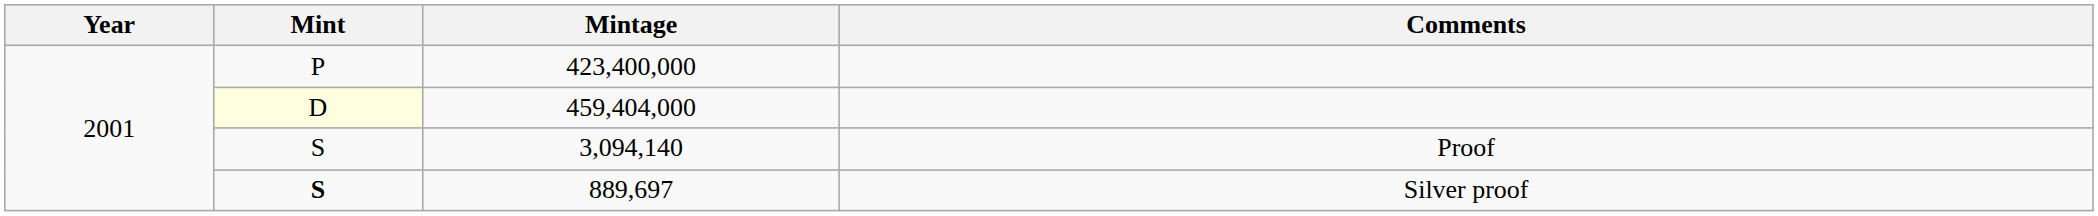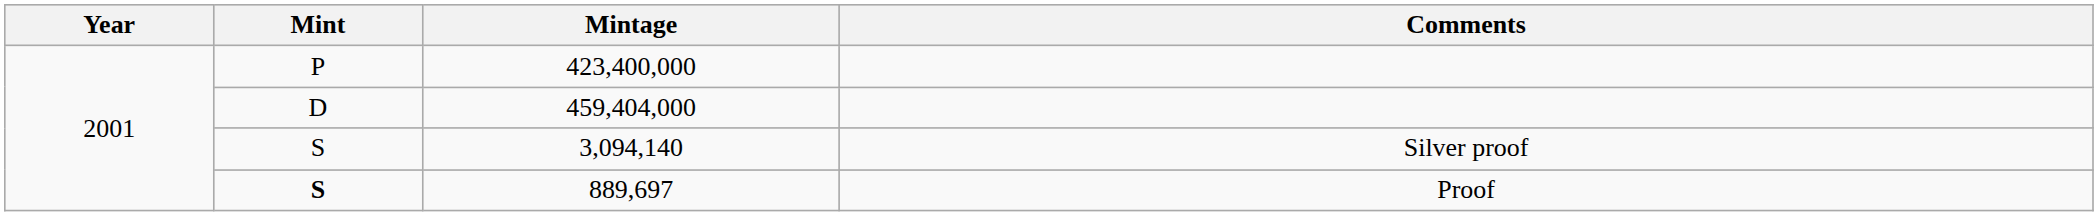(318, 107) lightyellow background -> (318, 107) no background
(1466, 148) Proof -> (1466, 148) Silver proof
(1466, 189) Silver proof -> (1466, 189) Proof
